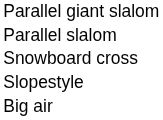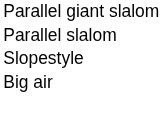- row: (71, 58)
